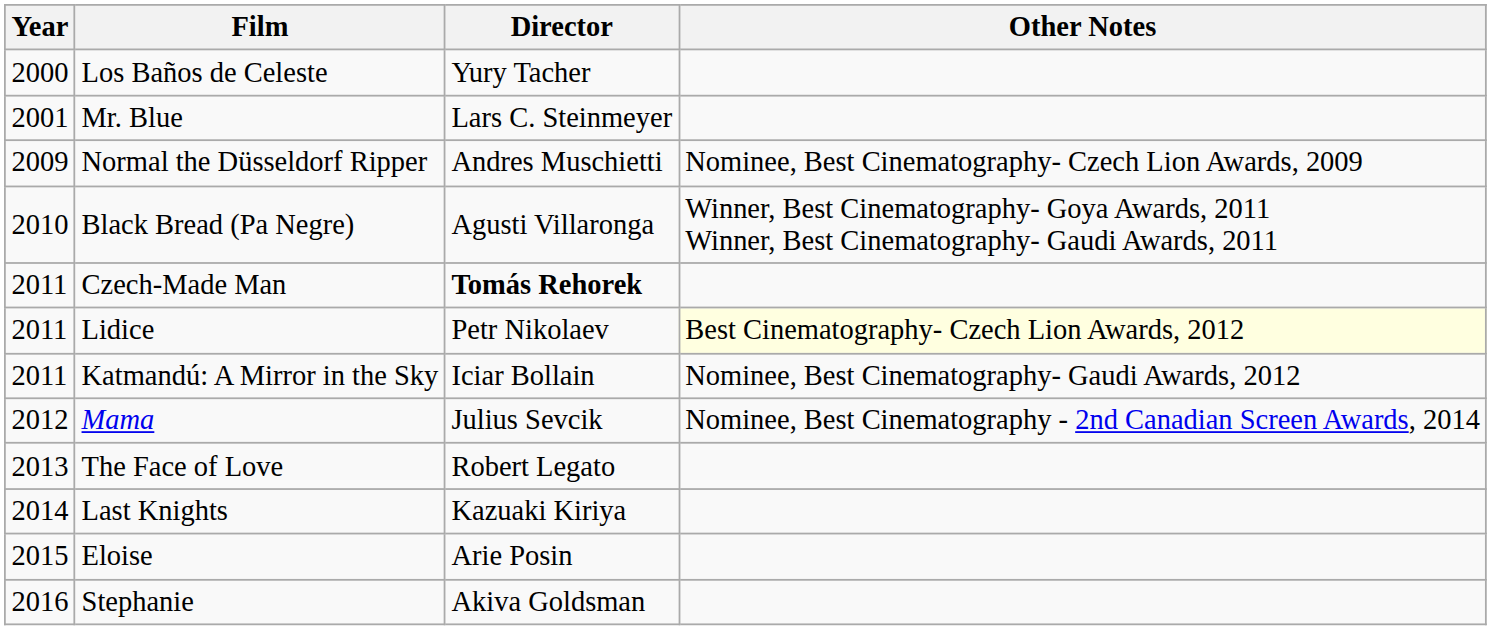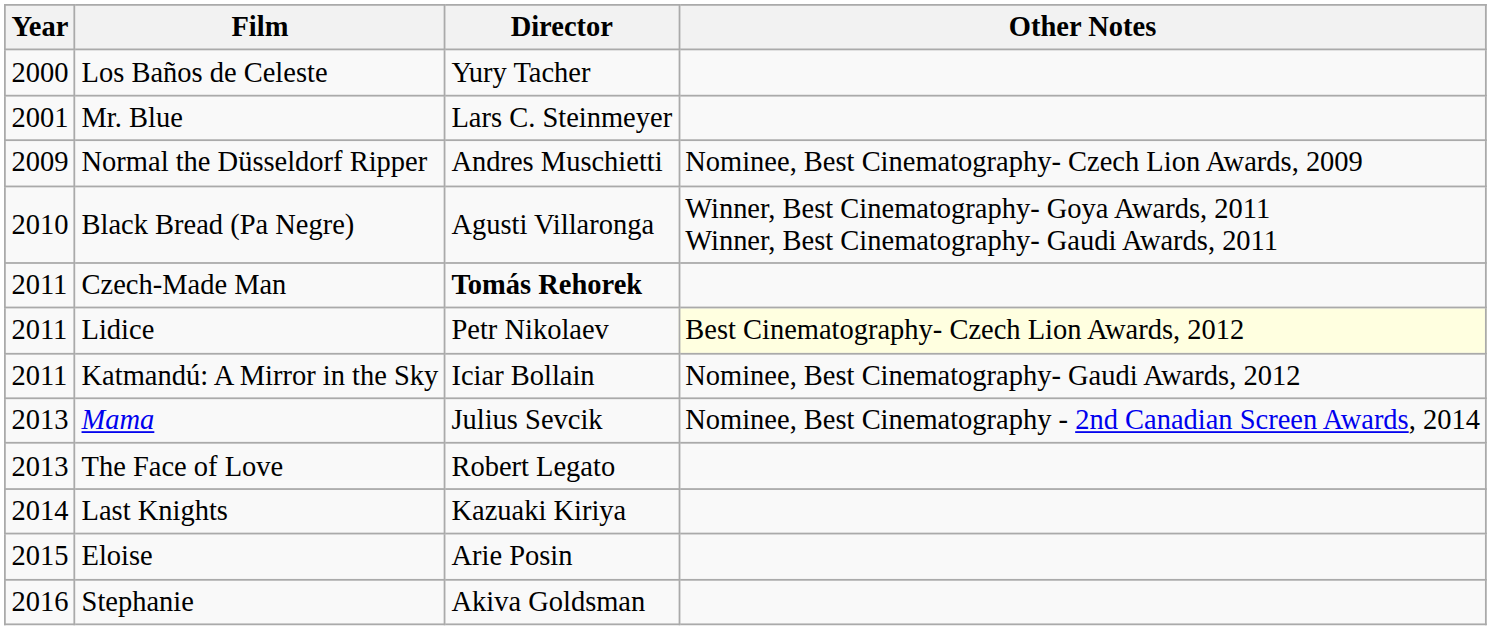(40, 420) 2012 -> (40, 420) 2013
